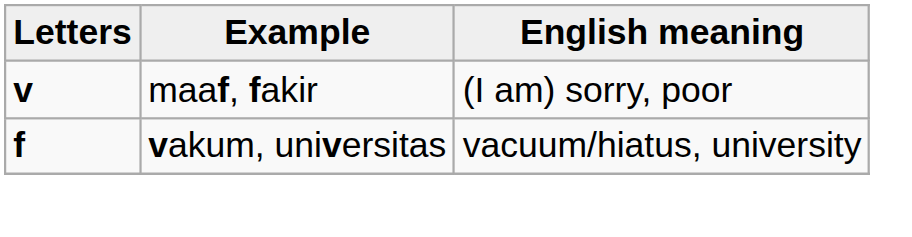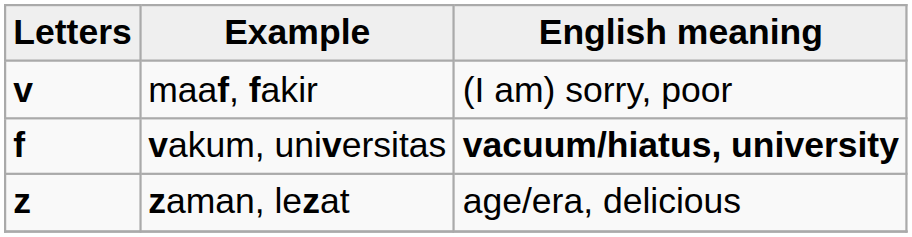(662, 145) normal -> (681, 145) bold
+ row: (249, 201)
